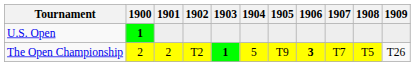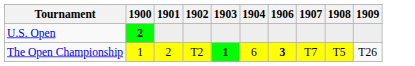- column: (282, 14)
(140, 33) 1 -> (140, 33) 2
(140, 52) 2 -> (140, 52) 1
(254, 52) 5 -> (254, 52) 6
